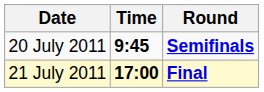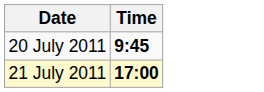- column: (210, 18)
